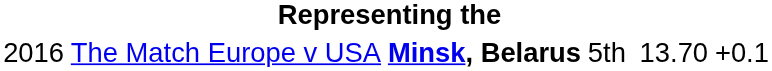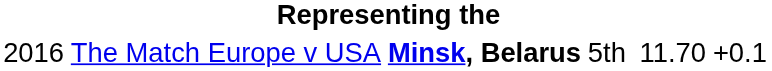(674, 52) 13.70 -> (673, 52) 11.70
